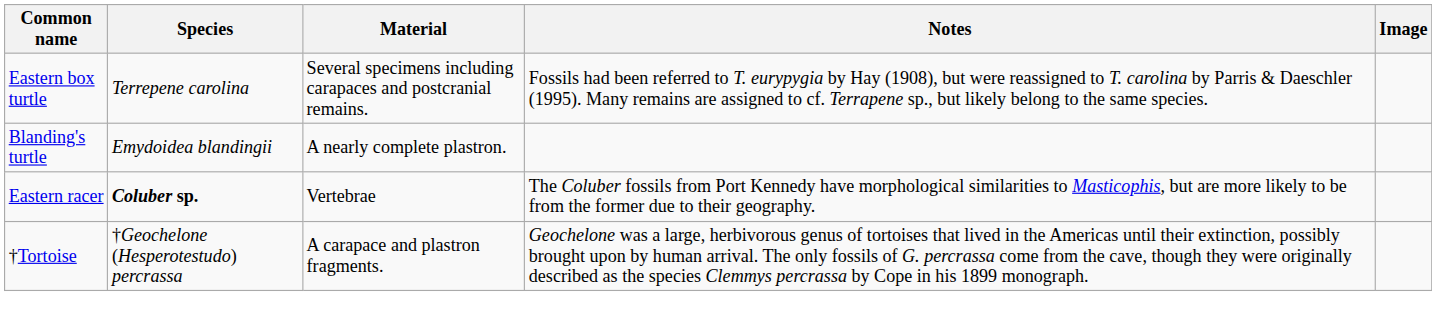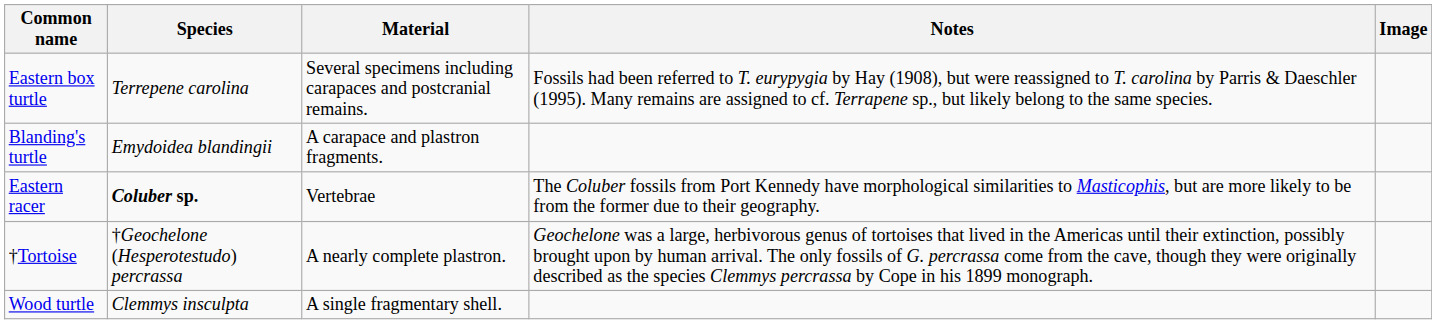(407, 147) A nearly complete plastron. -> (393, 147) A carapace and plastron fragments.
(393, 255) A carapace and plastron fragments. -> (406, 255) A nearly complete plastron.
+ row: (51, 304)
